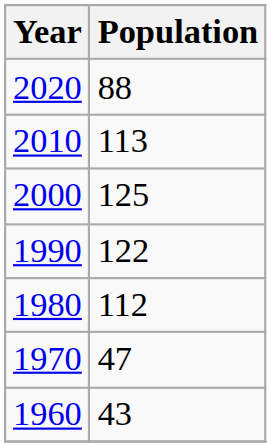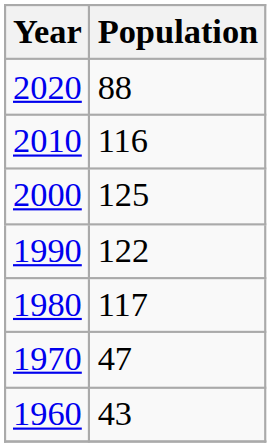(123, 140) 113 -> (123, 140) 116
(123, 304) 112 -> (123, 304) 117
